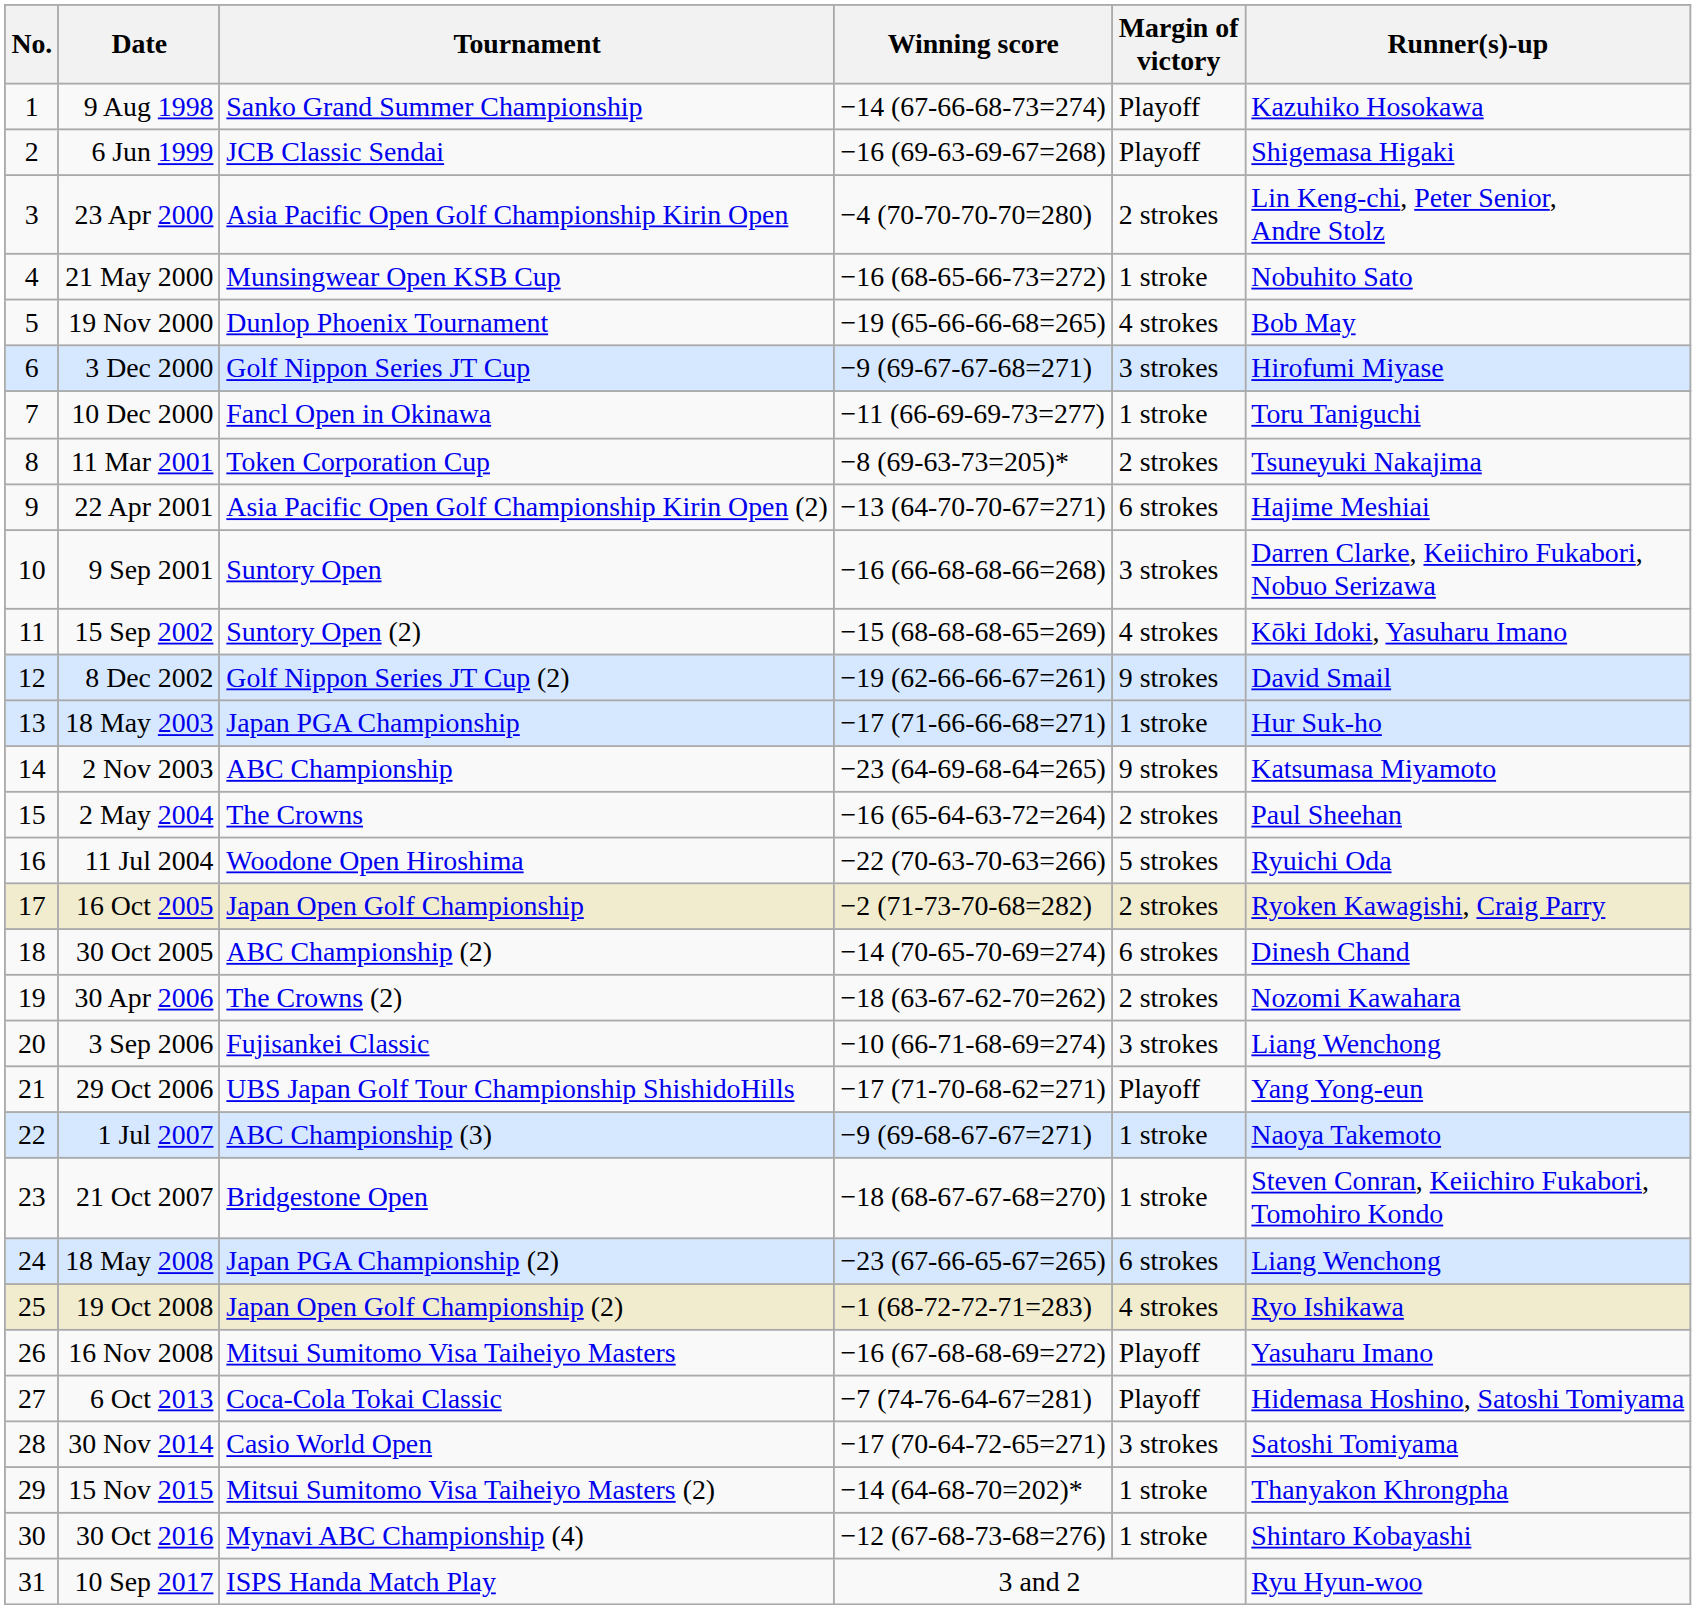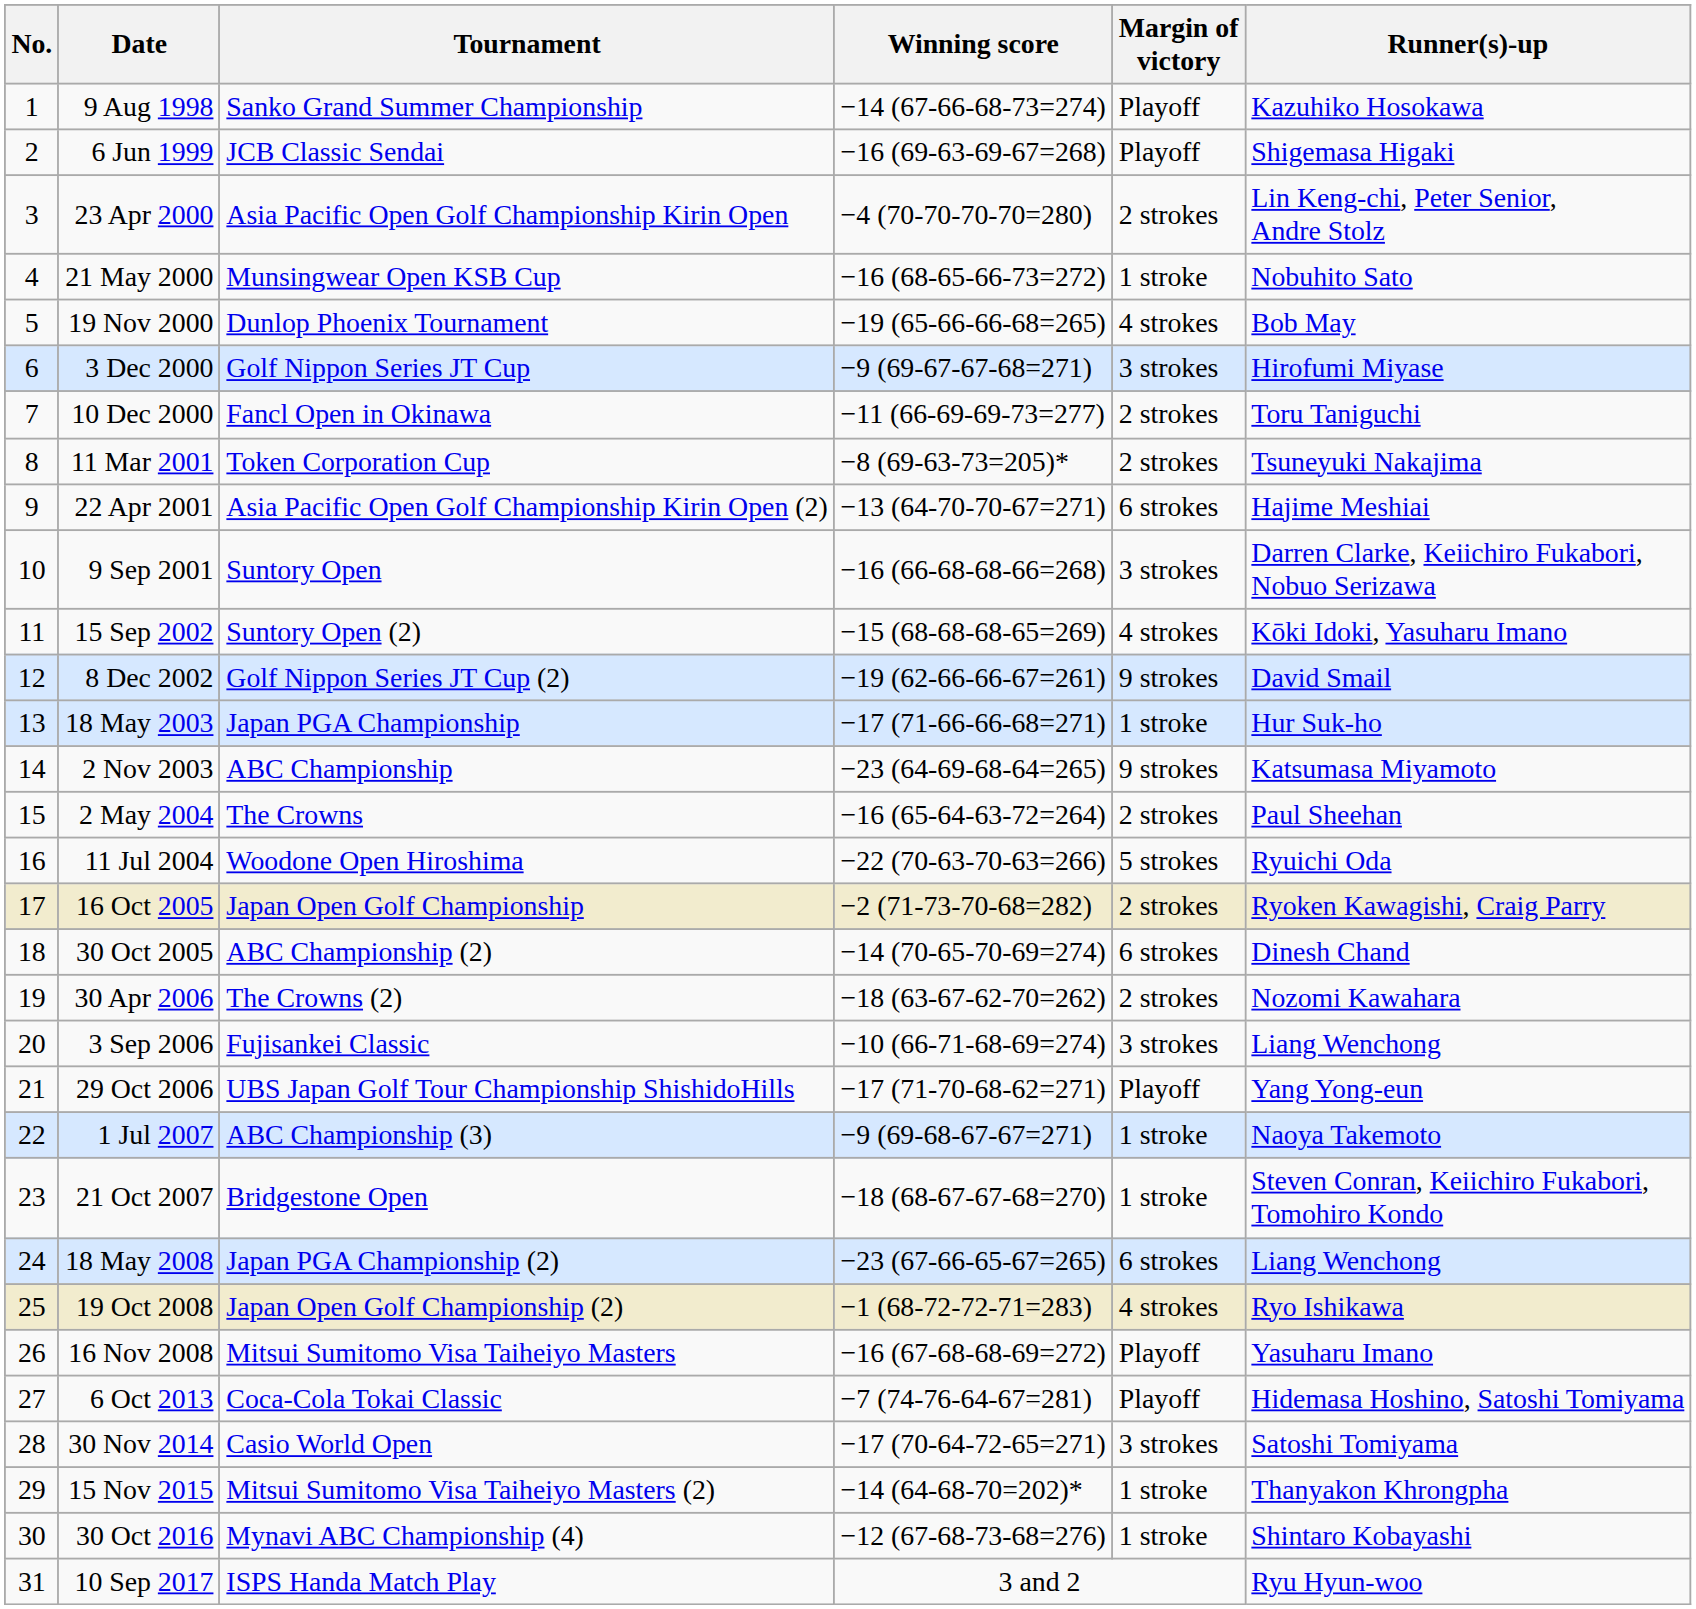(1163, 414) 1 stroke -> (1169, 414) 2 strokes
